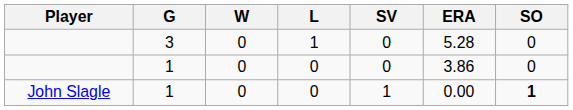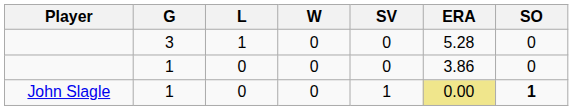columns swapped: (242, 17) <-> (314, 17)
(459, 92) no background -> (459, 92) khaki background
